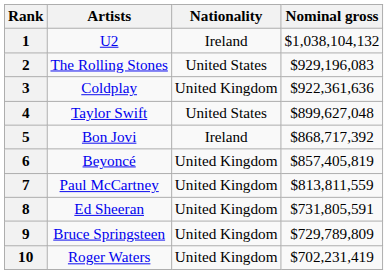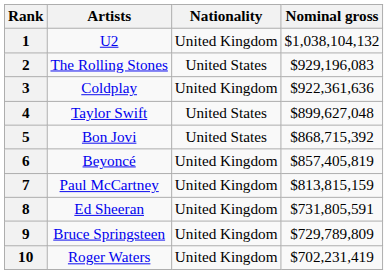(226, 40) Ireland -> (226, 40) United Kingdom
(226, 137) Ireland -> (226, 137) United States
(332, 137) $868,717,392 -> (332, 137) $868,715,392
(332, 185) $813,811,559 -> (332, 185) $813,815,159
